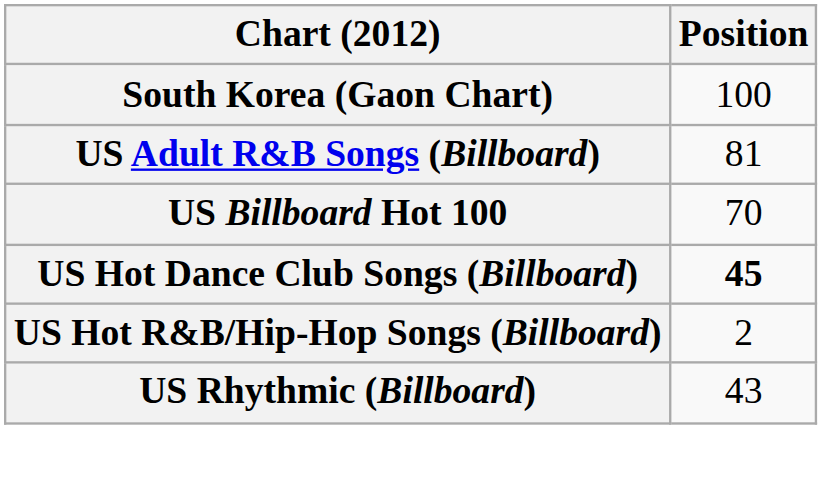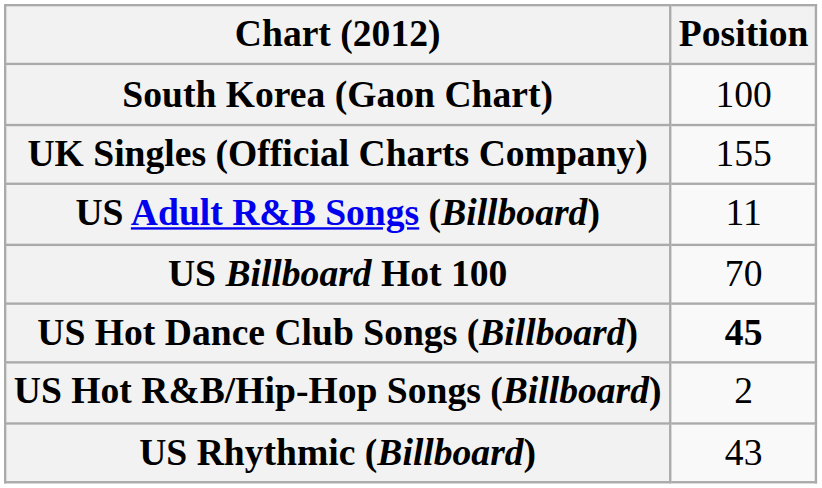+ row: (338, 153)
(744, 153) 81 -> (744, 213) 11
